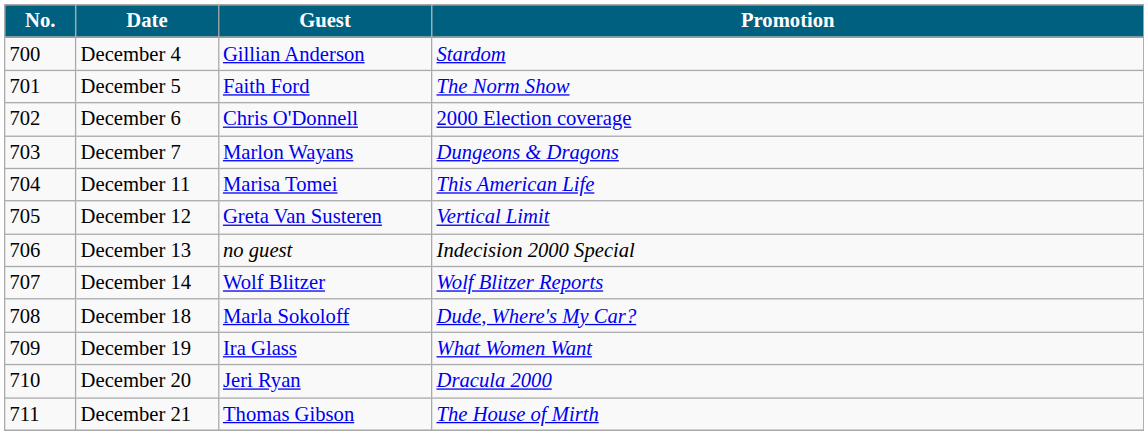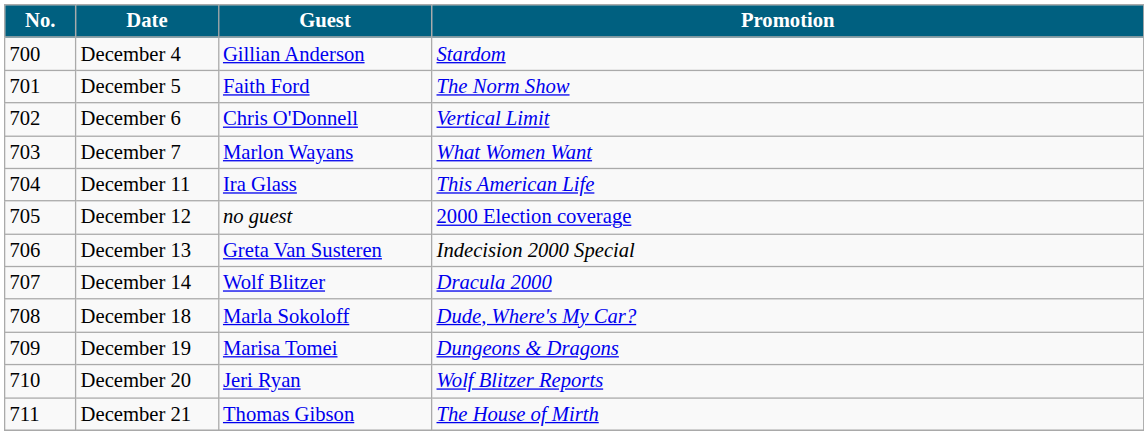(534, 119) 2000 Election coverage -> (493, 119) Vertical Limit
(528, 151) Dungeons & Dragons -> (514, 151) What Women Want
(280, 184) Marisa Tomei -> (260, 184) Ira Glass
(302, 217) Greta Van Susteren -> (258, 217) no guest
(493, 217) Vertical Limit -> (534, 217) 2000 Election coverage
(258, 250) no guest -> (302, 250) Greta Van Susteren
(520, 282) Wolf Blitzer Reports -> (494, 282) Dracula 2000
(260, 348) Ira Glass -> (280, 348) Marisa Tomei
(514, 348) What Women Want -> (528, 348) Dungeons & Dragons
(494, 380) Dracula 2000 -> (520, 380) Wolf Blitzer Reports
